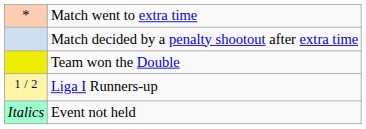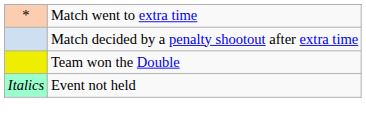- row: (104, 87)
